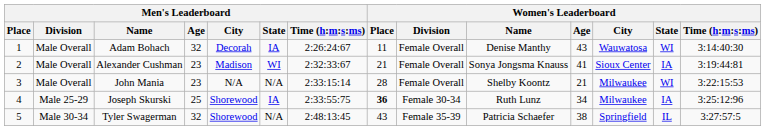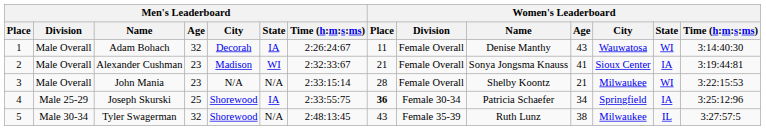(518, 100) Ruth Lunz -> (518, 100) Patricia Schaefer
(623, 100) Milwaukee -> (623, 100) Springfield
(518, 117) Patricia Schaefer -> (518, 117) Ruth Lunz
(623, 117) Springfield -> (623, 117) Milwaukee
